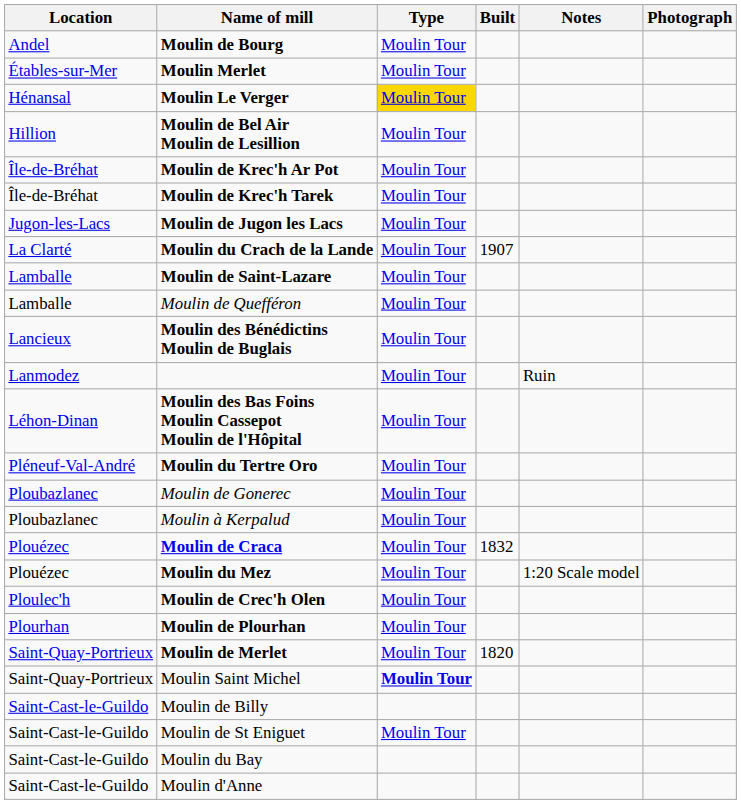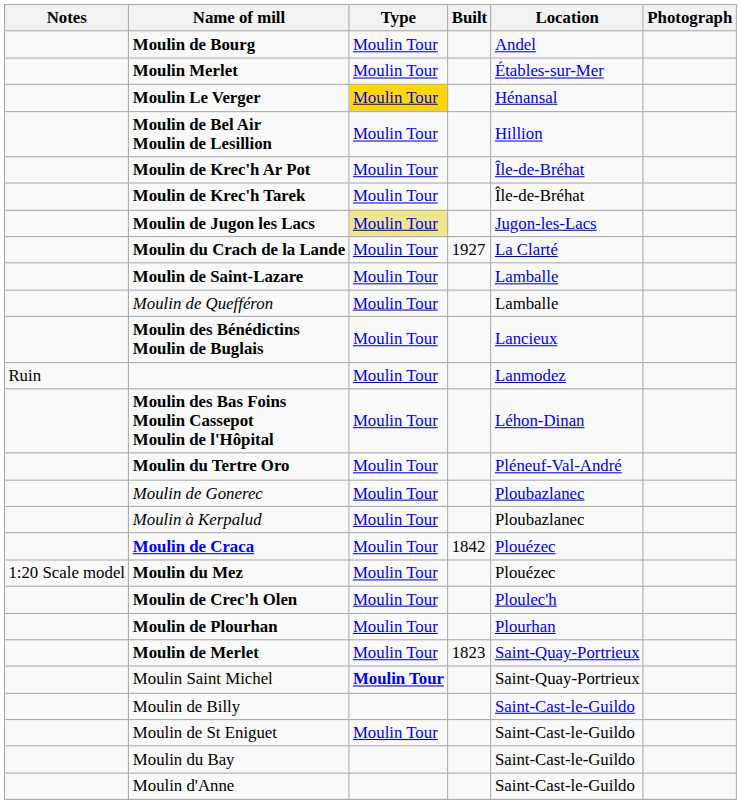columns swapped: (81, 17) <-> (581, 17)
(423, 223) no background -> (395, 223) khaki background
(496, 249) 1907 -> (468, 249) 1927
(496, 546) 1832 -> (468, 546) 1842
(496, 652) 1820 -> (468, 652) 1823
